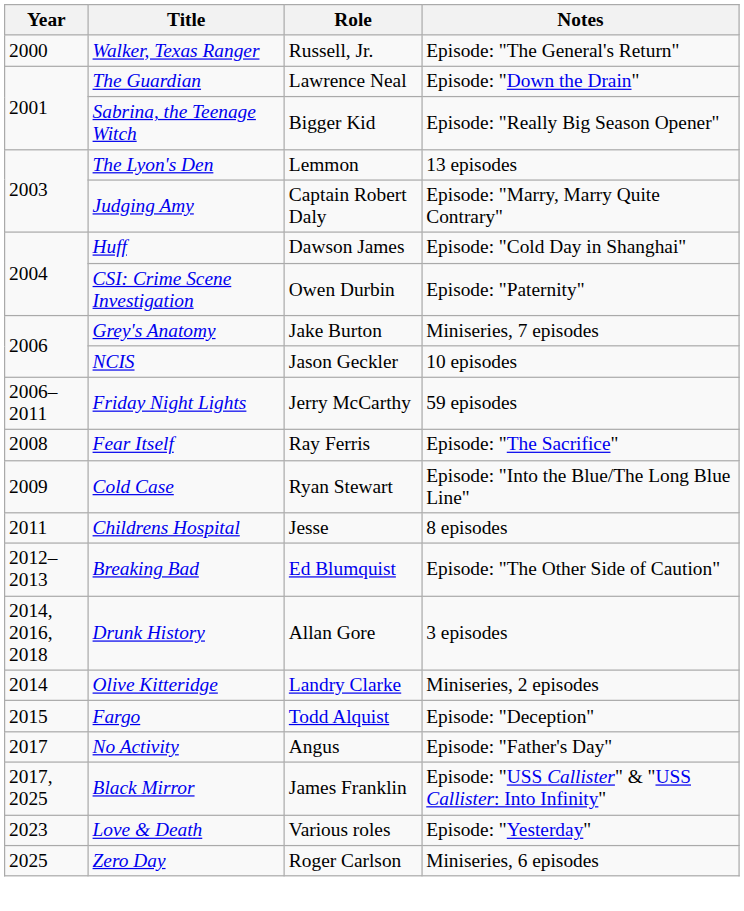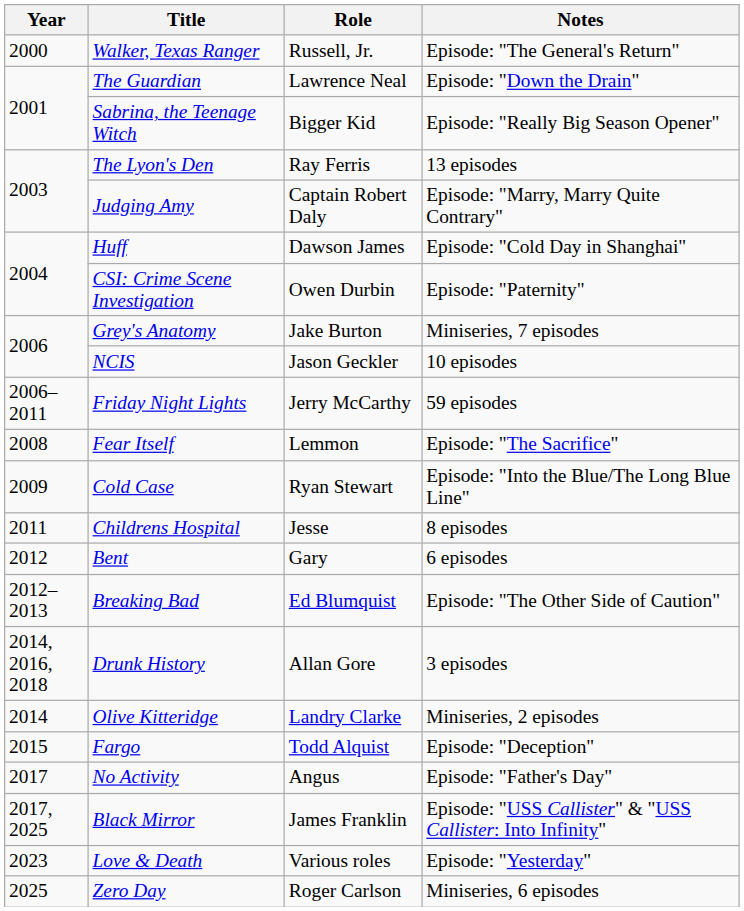(324, 164) Lemmon -> (329, 164) Ray Ferris
(329, 444) Ray Ferris -> (324, 444) Lemmon
+ row: (110, 558)
